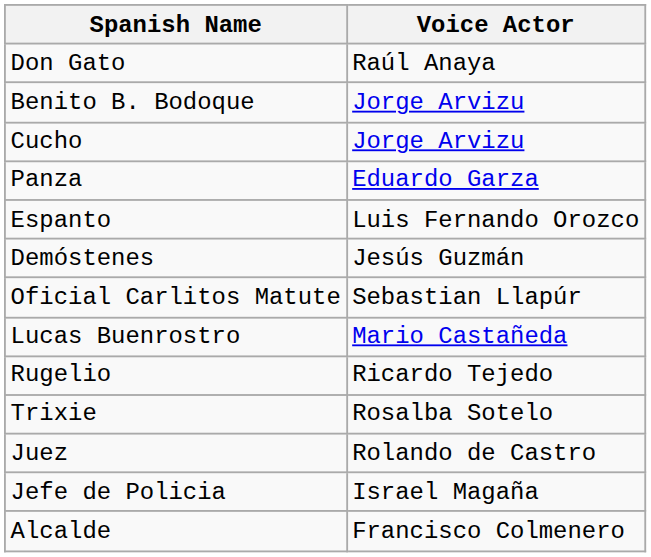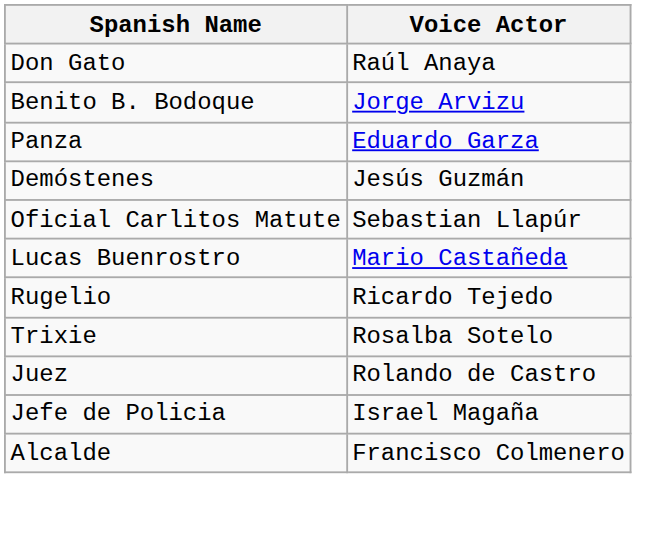- row: (47, 141)
- row: (61, 219)
